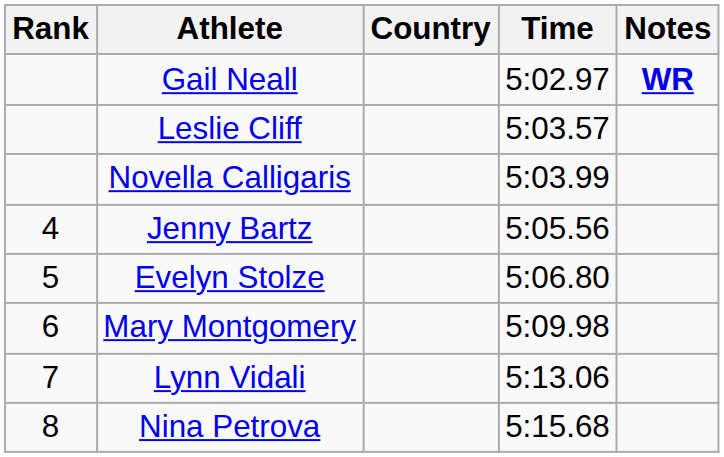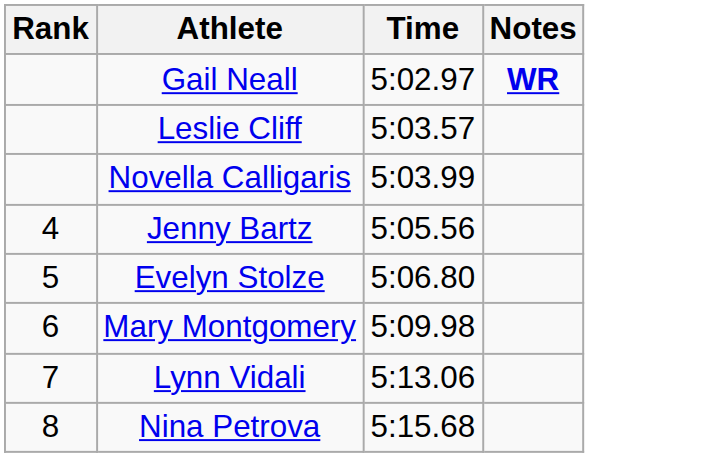- column: (431, 29)
